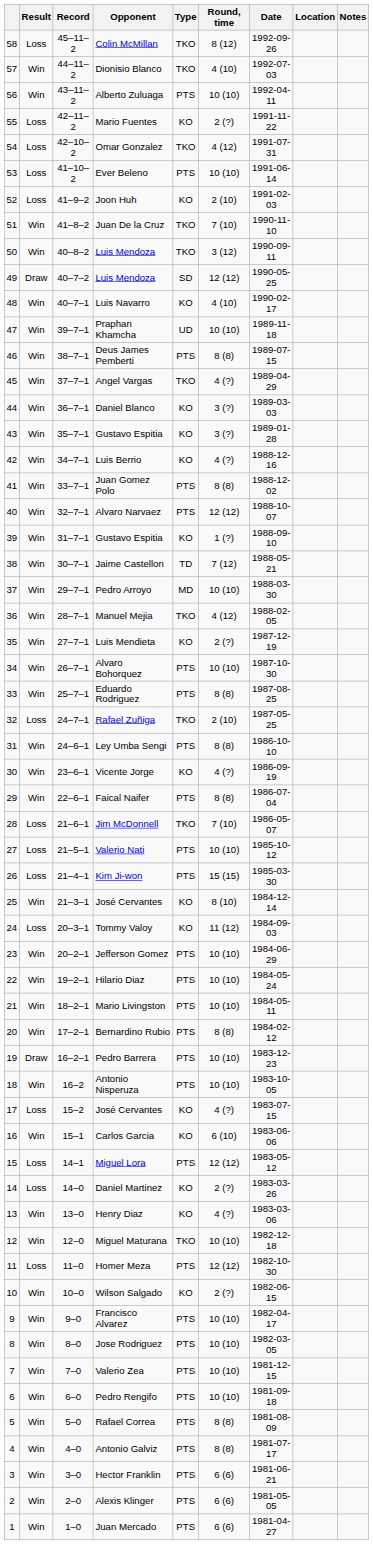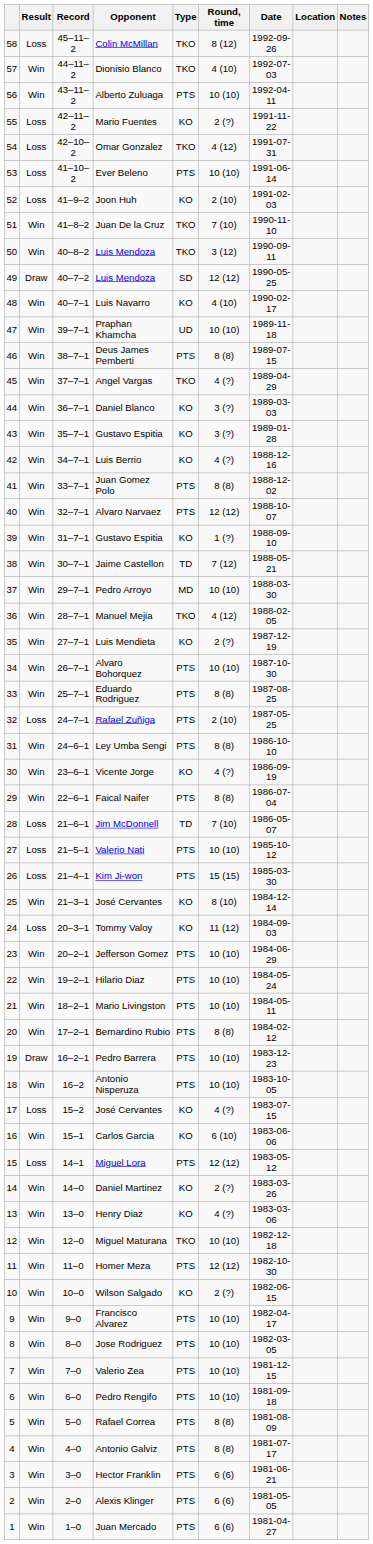(186, 720) TKO -> (186, 720) PTS
(186, 824) TKO -> (186, 824) TD
(36, 1188) Loss -> (36, 1188) Win
(36, 1266) Loss -> (36, 1266) Win
